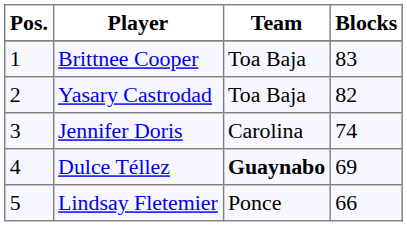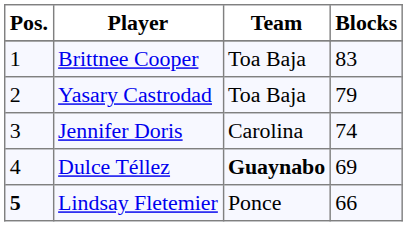(346, 94) 82 -> (346, 94) 79
(15, 202) normal -> (15, 202) bold
